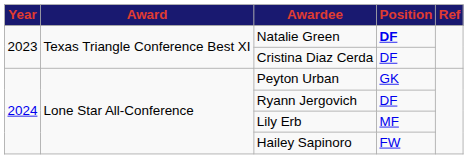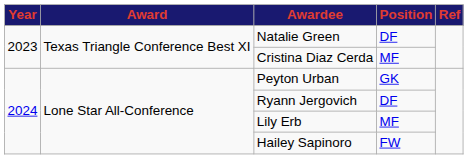(388, 36) bold -> (388, 36) normal
(388, 57) DF -> (389, 57) MF
